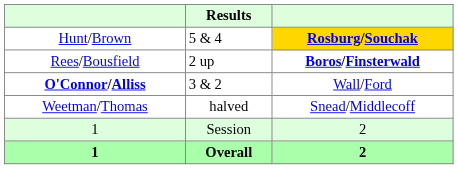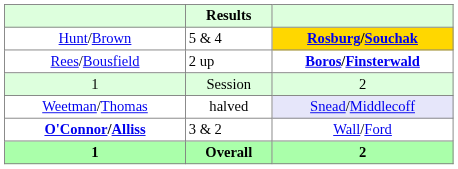rows swapped: (95, 84) <-> (95, 129)
(363, 106) no background -> (363, 106) lavender background
